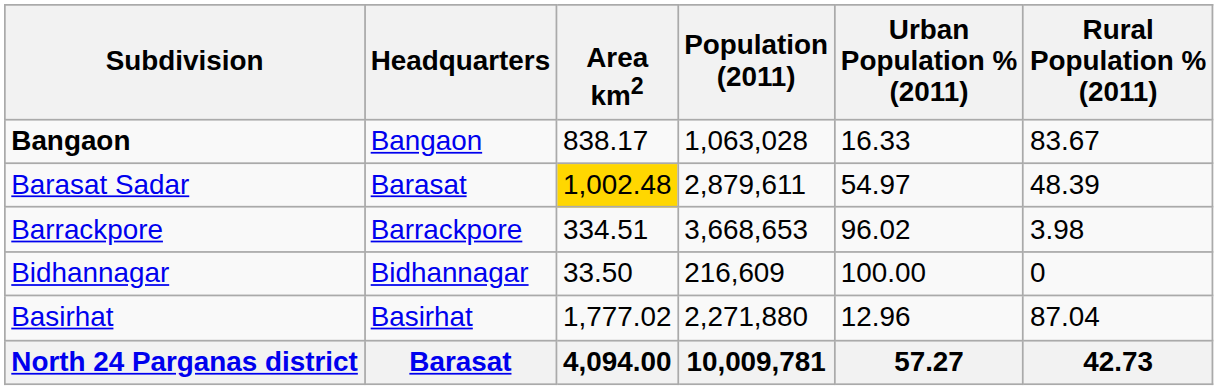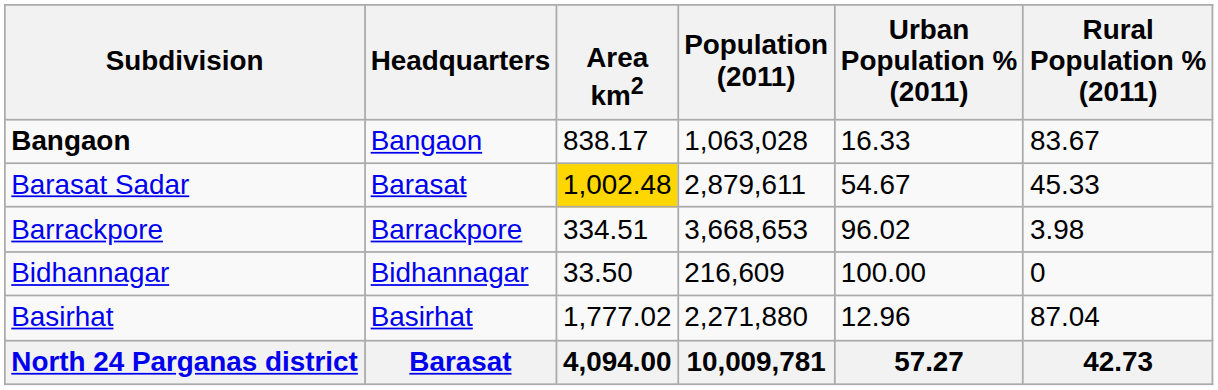(876, 185) 54.97 -> (876, 185) 54.67
(1065, 185) 48.39 -> (1065, 185) 45.33
